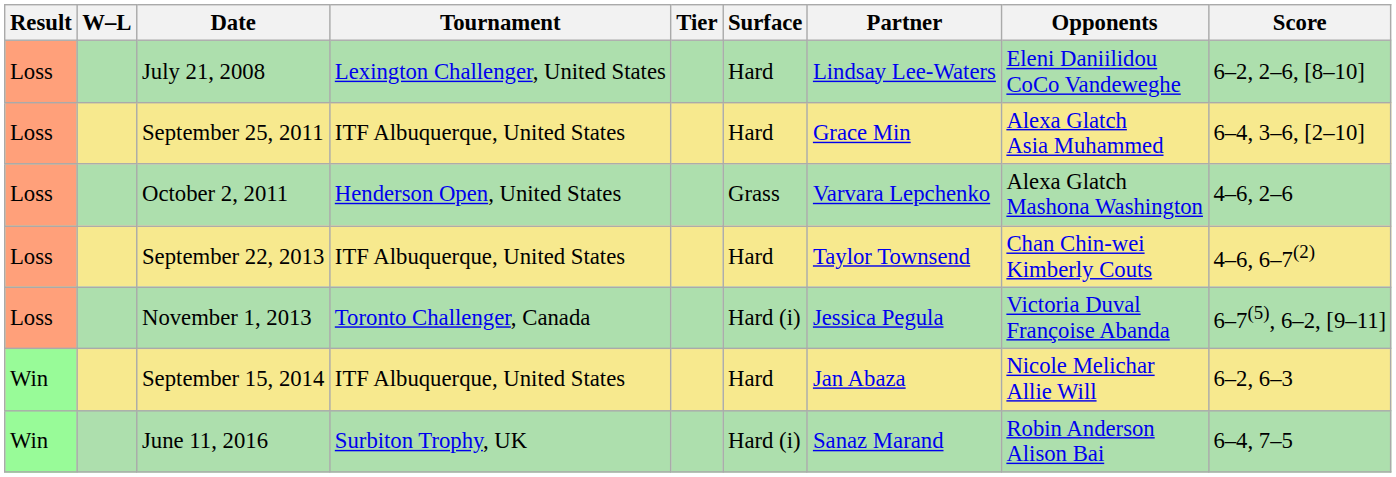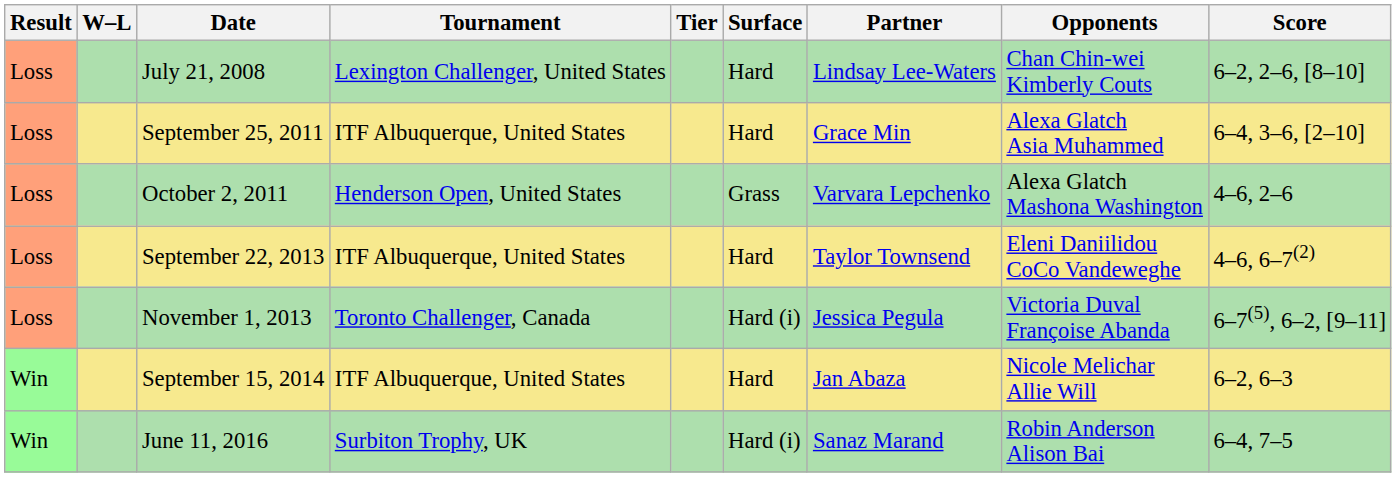(1094, 71) Eleni Daniilidou CoCo Vandeweghe -> (1079, 71) Chan Chin-wei Kimberly Couts
(1079, 256) Chan Chin-wei Kimberly Couts -> (1094, 256) Eleni Daniilidou CoCo Vandeweghe
